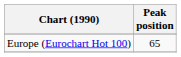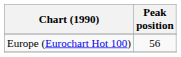(155, 43) 65 -> (155, 43) 56
